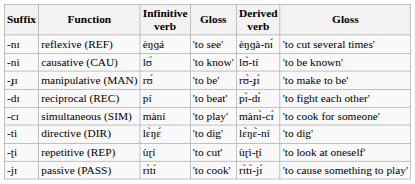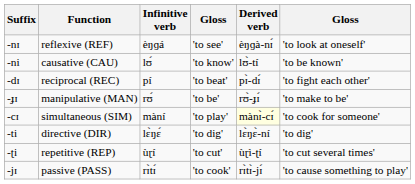(329, 44) 'to cut several times' -> (324, 44) 'to look at oneself'
rows swapped: (12, 80) <-> (13, 98)
(256, 116) no background -> (256, 116) lightyellow background
(324, 152) 'to look at oneself' -> (329, 152) 'to cut several times'
